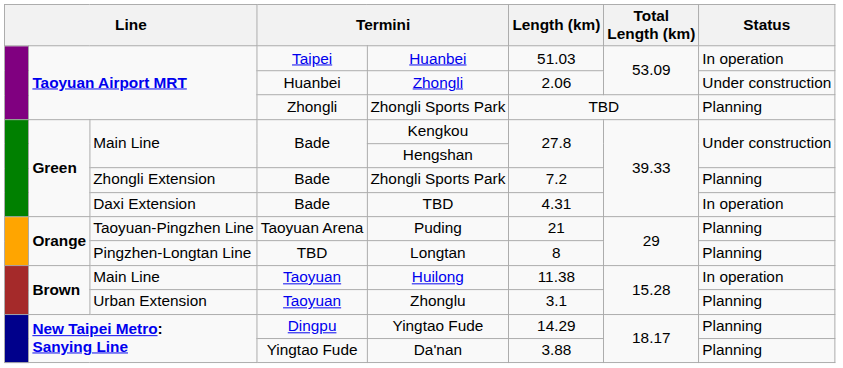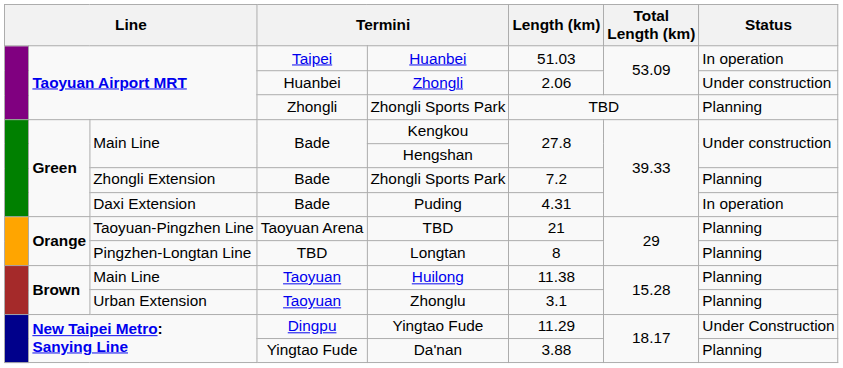(438, 204) TBD -> (438, 204) Puding
(438, 228) Puding -> (438, 228) TBD
(743, 277) In operation -> (732, 277) Planning
(556, 326) 14.29 -> (556, 326) 11.29
(732, 326) Planning -> (768, 326) Under Construction
